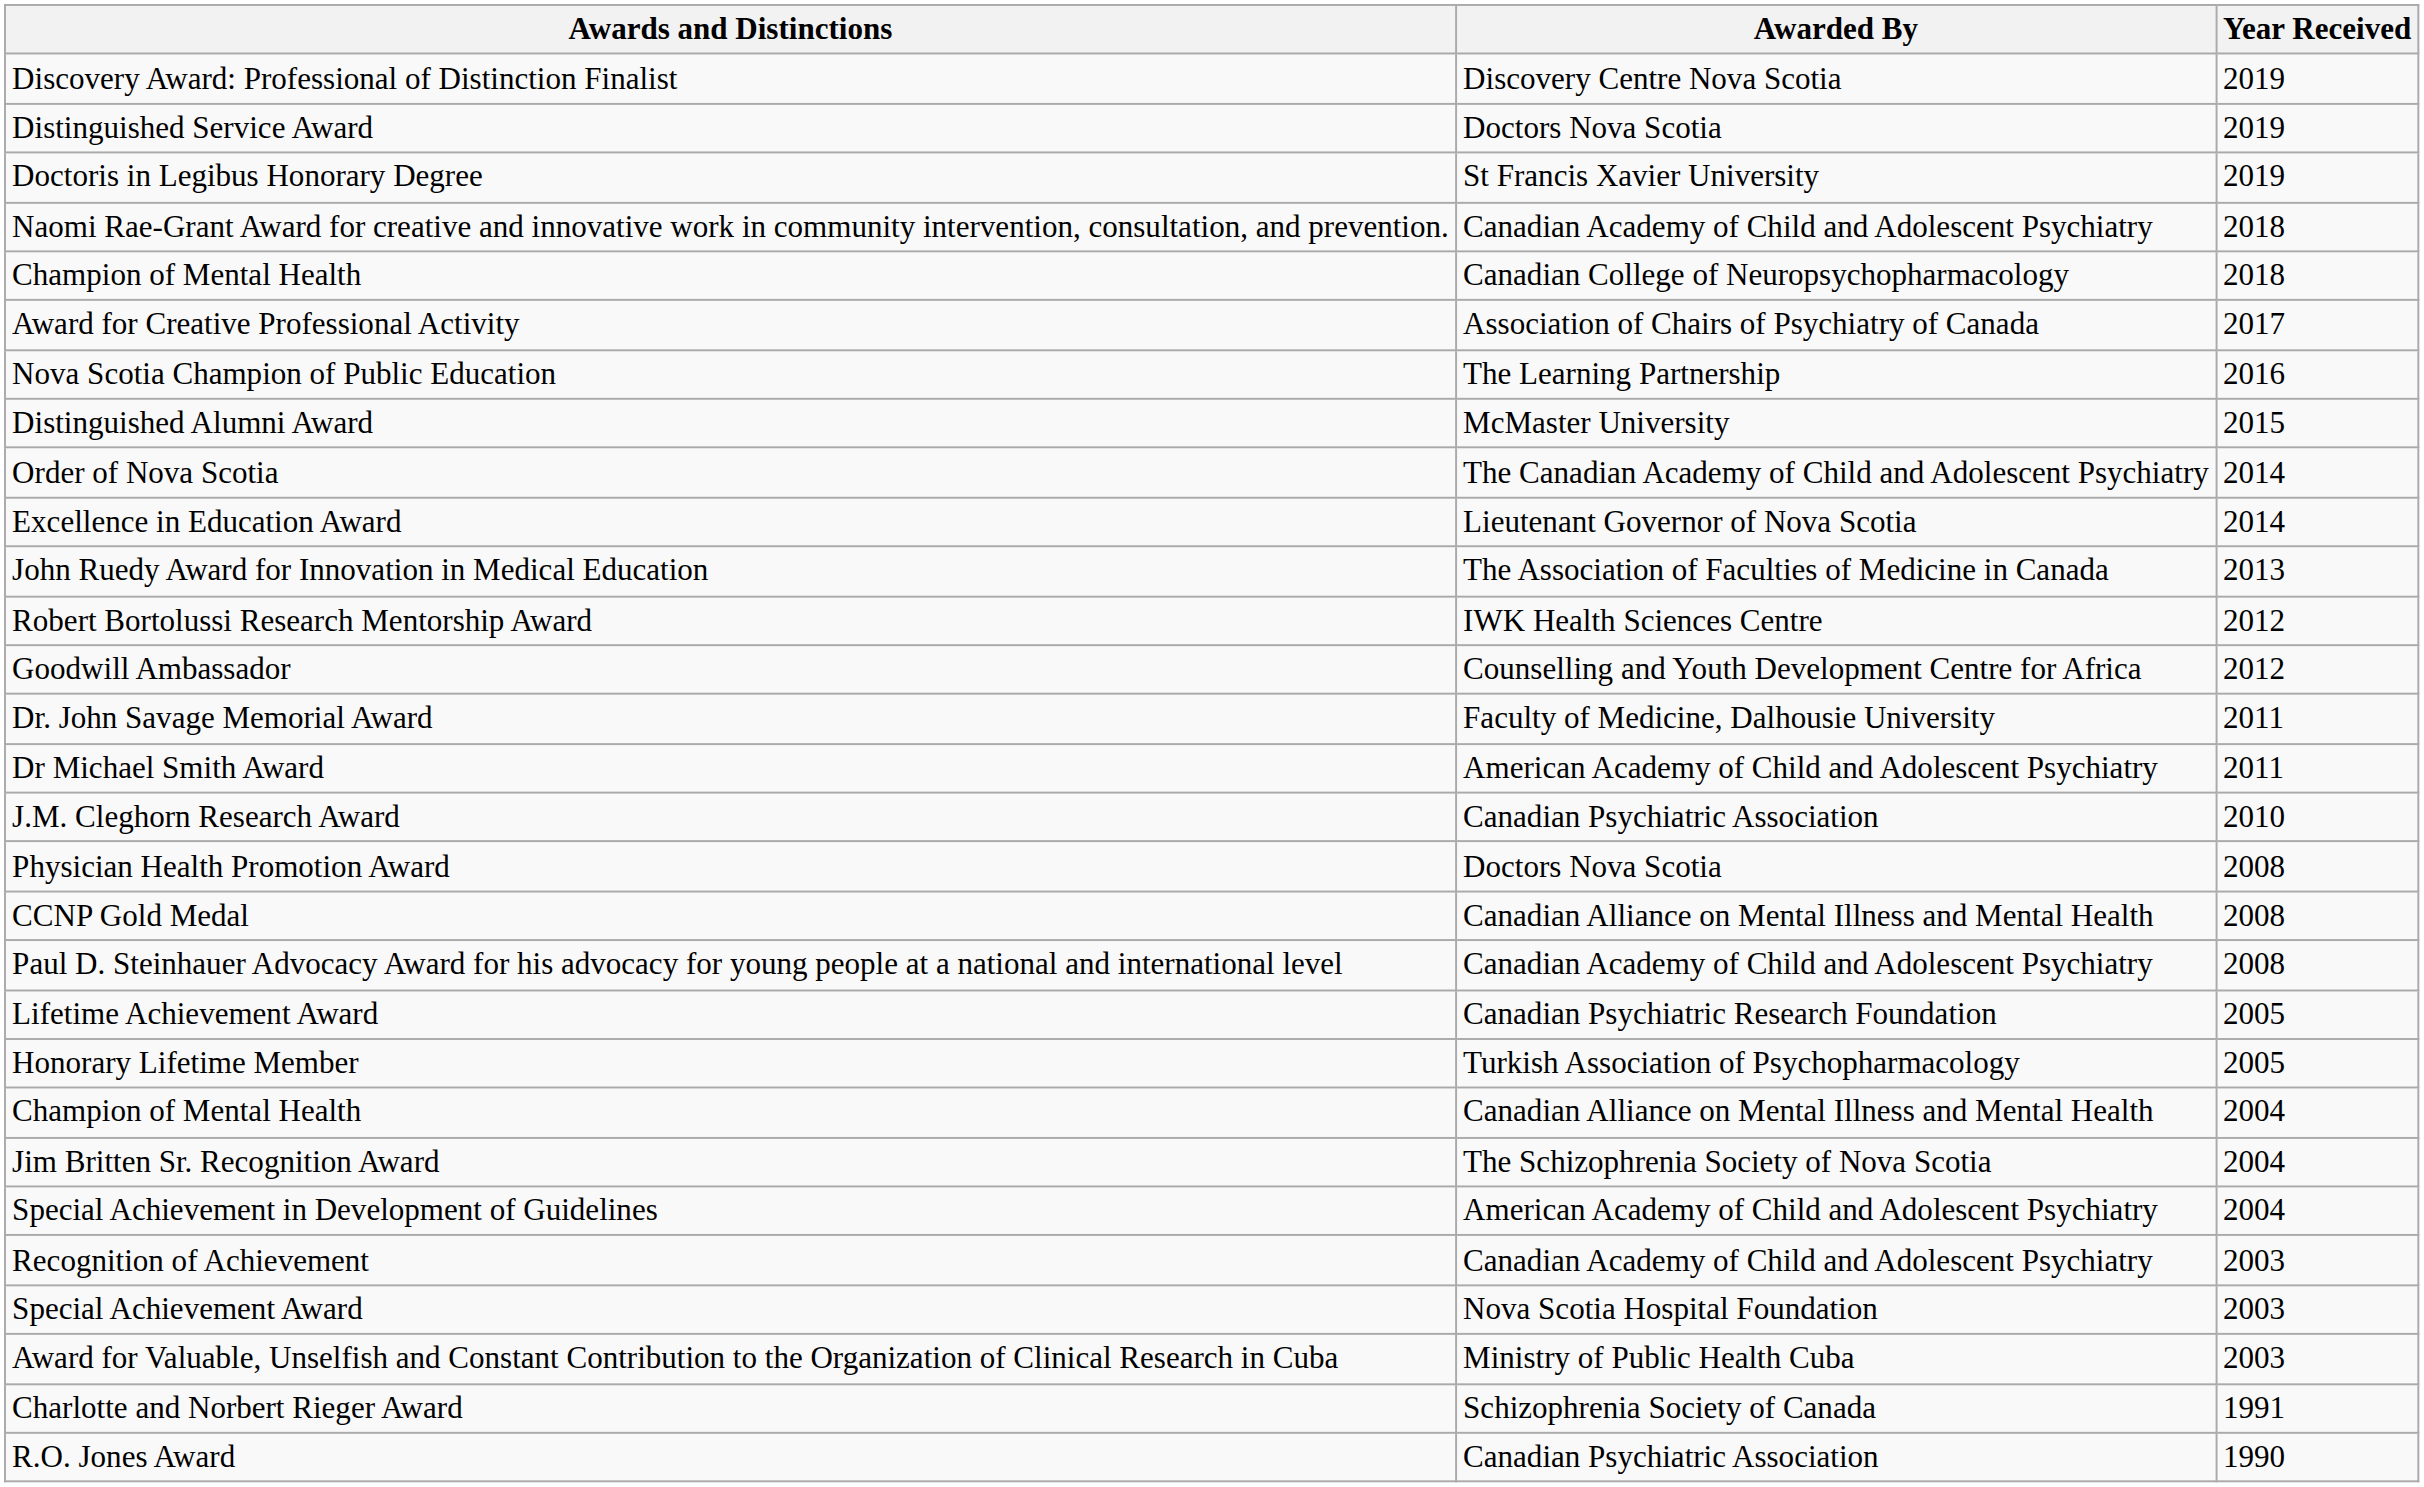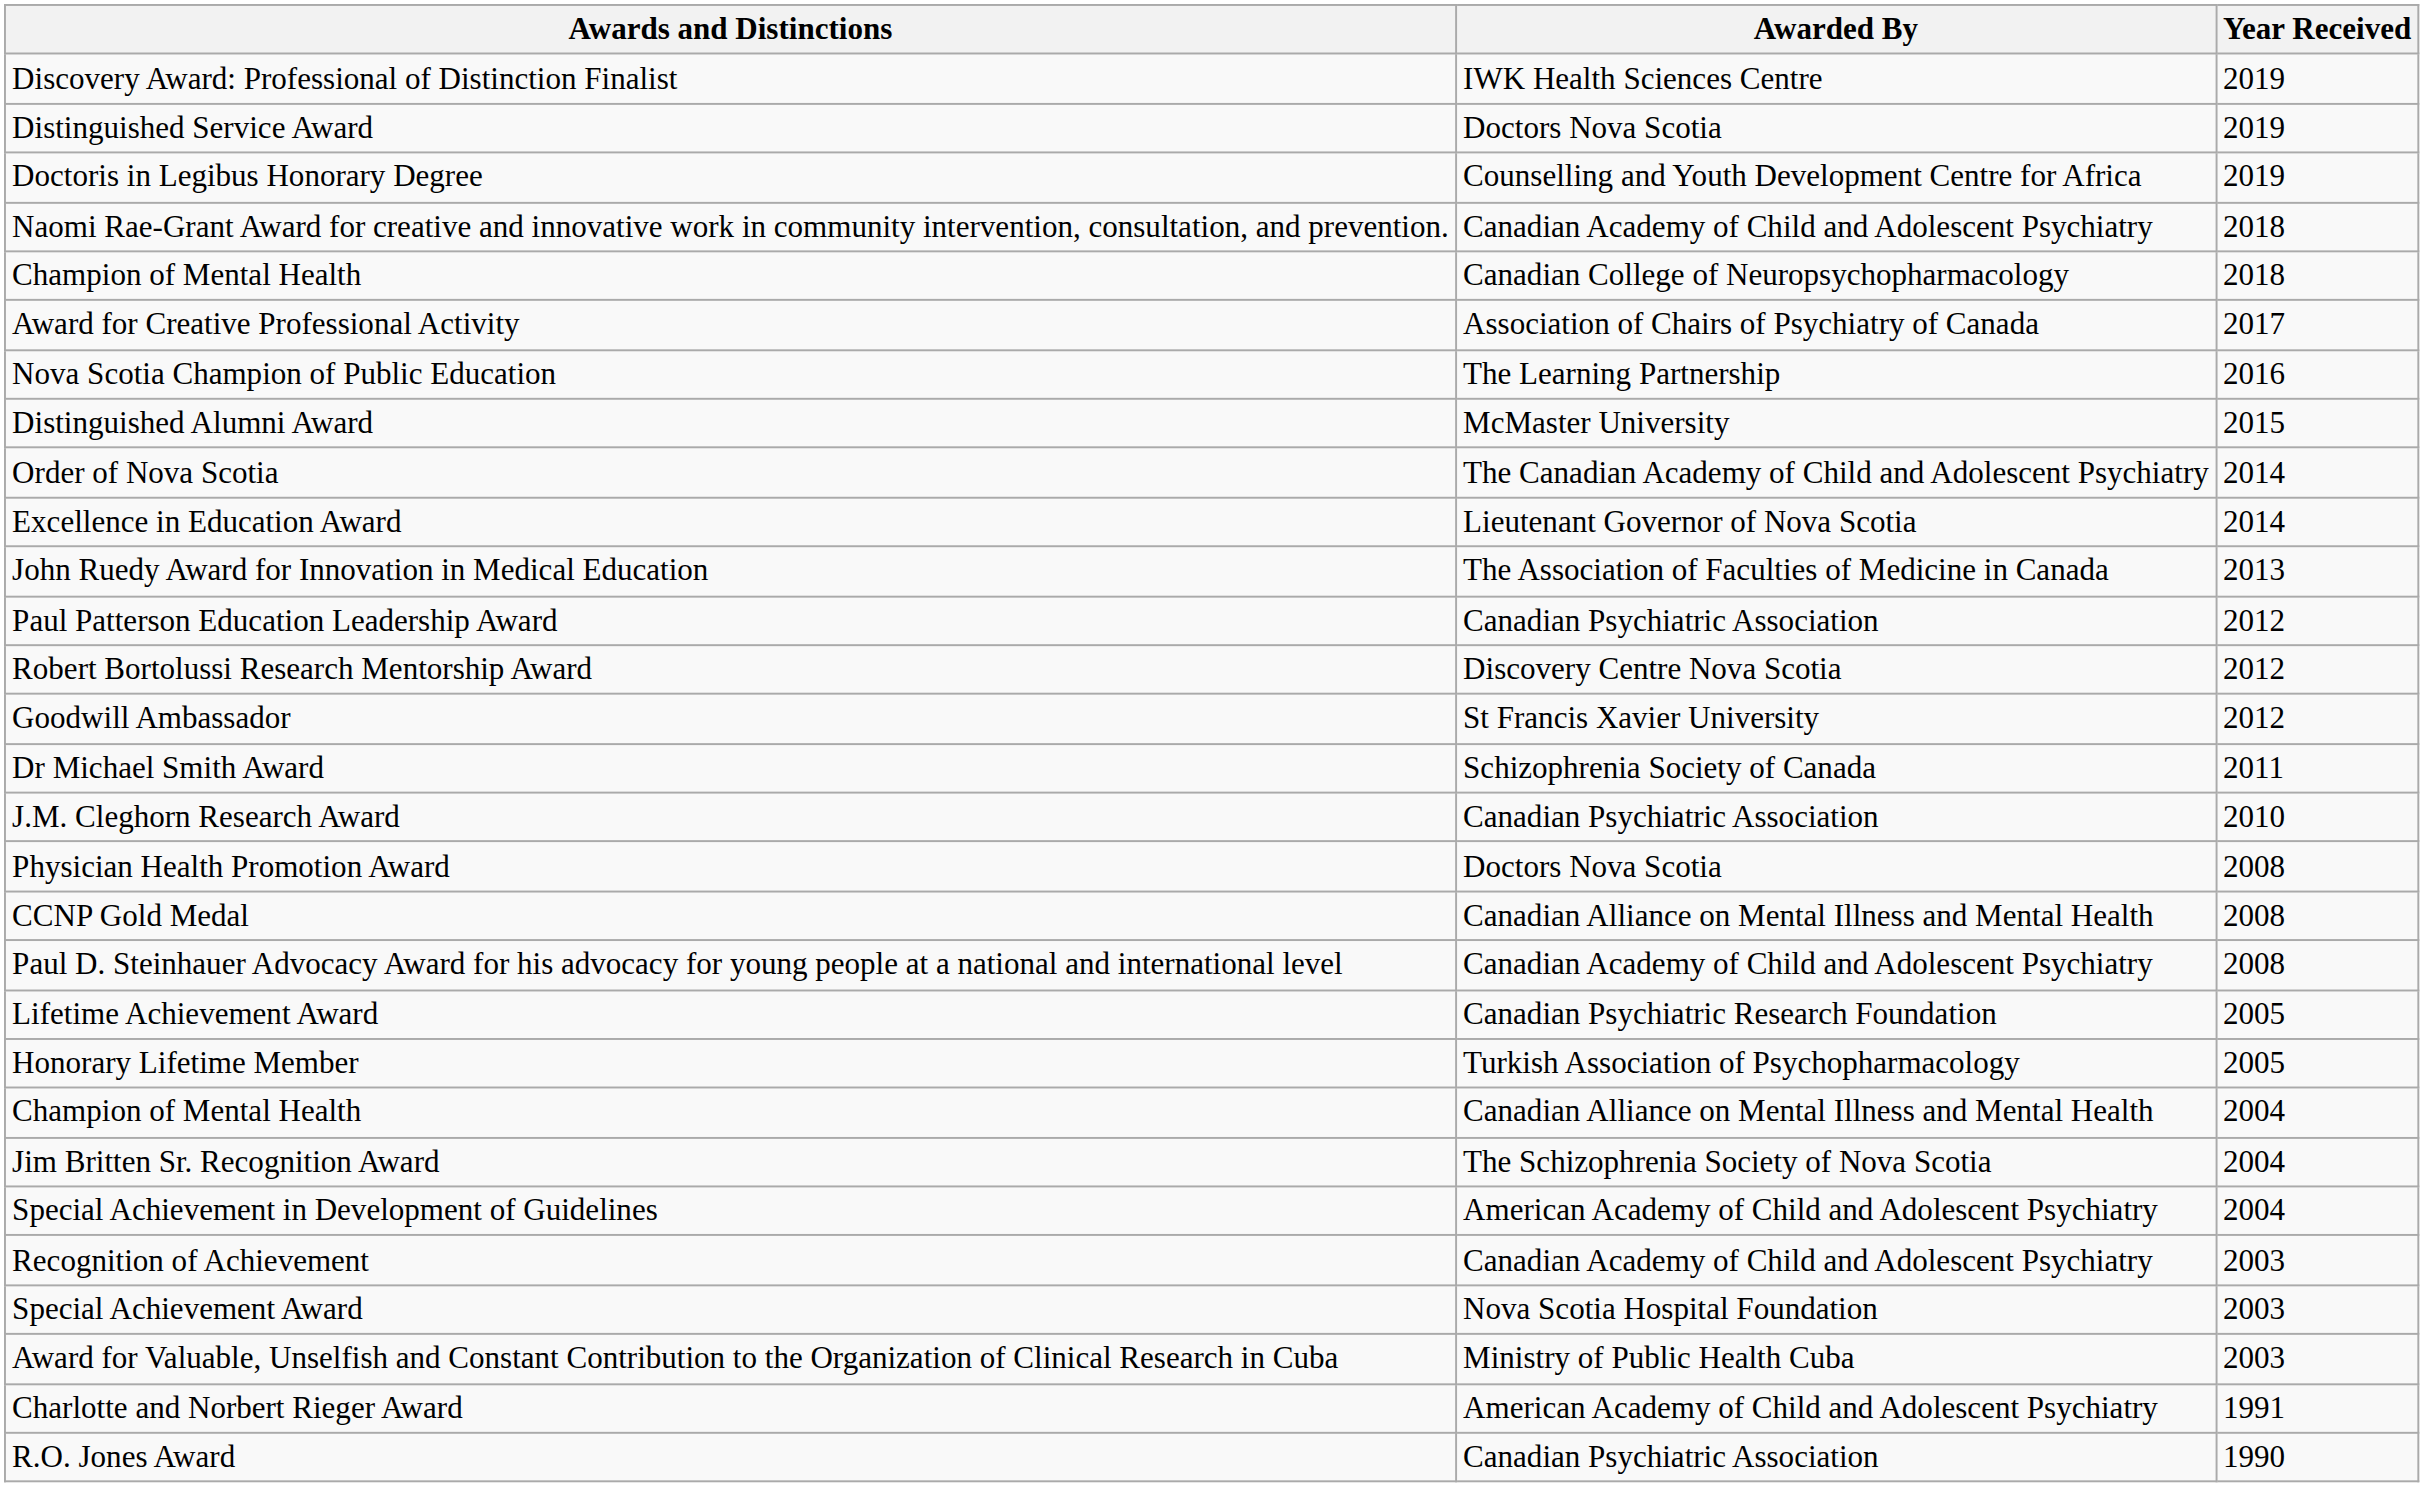(1652, 78) Discovery Centre Nova Scotia -> (1643, 78) IWK Health Sciences Centre
(1641, 176) St Francis Xavier University -> (1802, 176) Counselling and Youth Development Centre for Africa
+ row: (285, 619)
(1643, 619) IWK Health Sciences Centre -> (1652, 669) Discovery Centre Nova Scotia
(1802, 669) Counselling and Youth Development Centre for Africa -> (1641, 718) St Francis Xavier University
- row: (222, 718)
(1810, 767) American Academy of Child and Adolescent Psychiatry -> (1670, 767) Schizophrenia Society of Canada
(1670, 1407) Schizophrenia Society of Canada -> (1810, 1407) American Academy of Child and Adolescent Psychiatry
